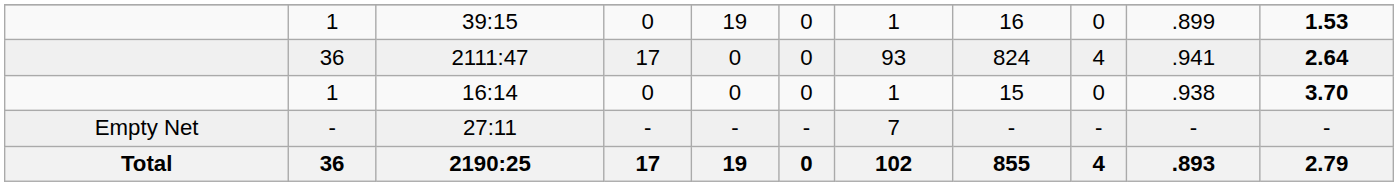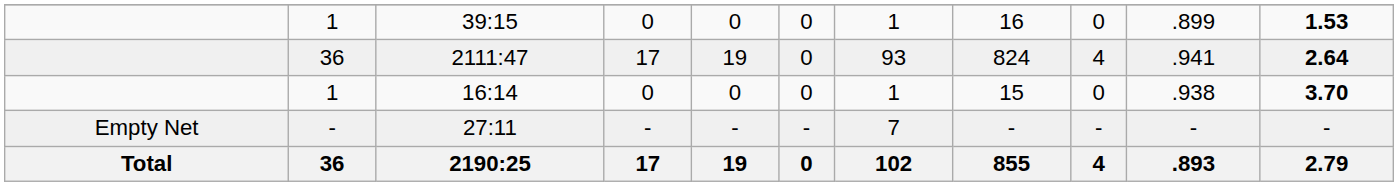(735, 22) 19 -> (735, 22) 0
(735, 57) 0 -> (735, 57) 19
